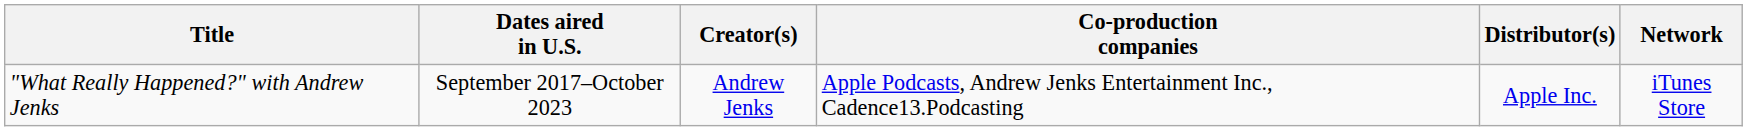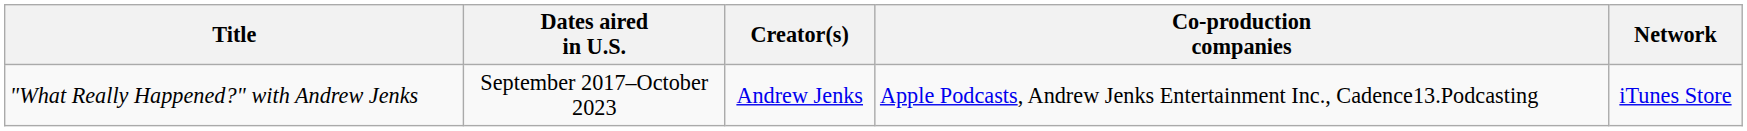- column: (1550, 34)
